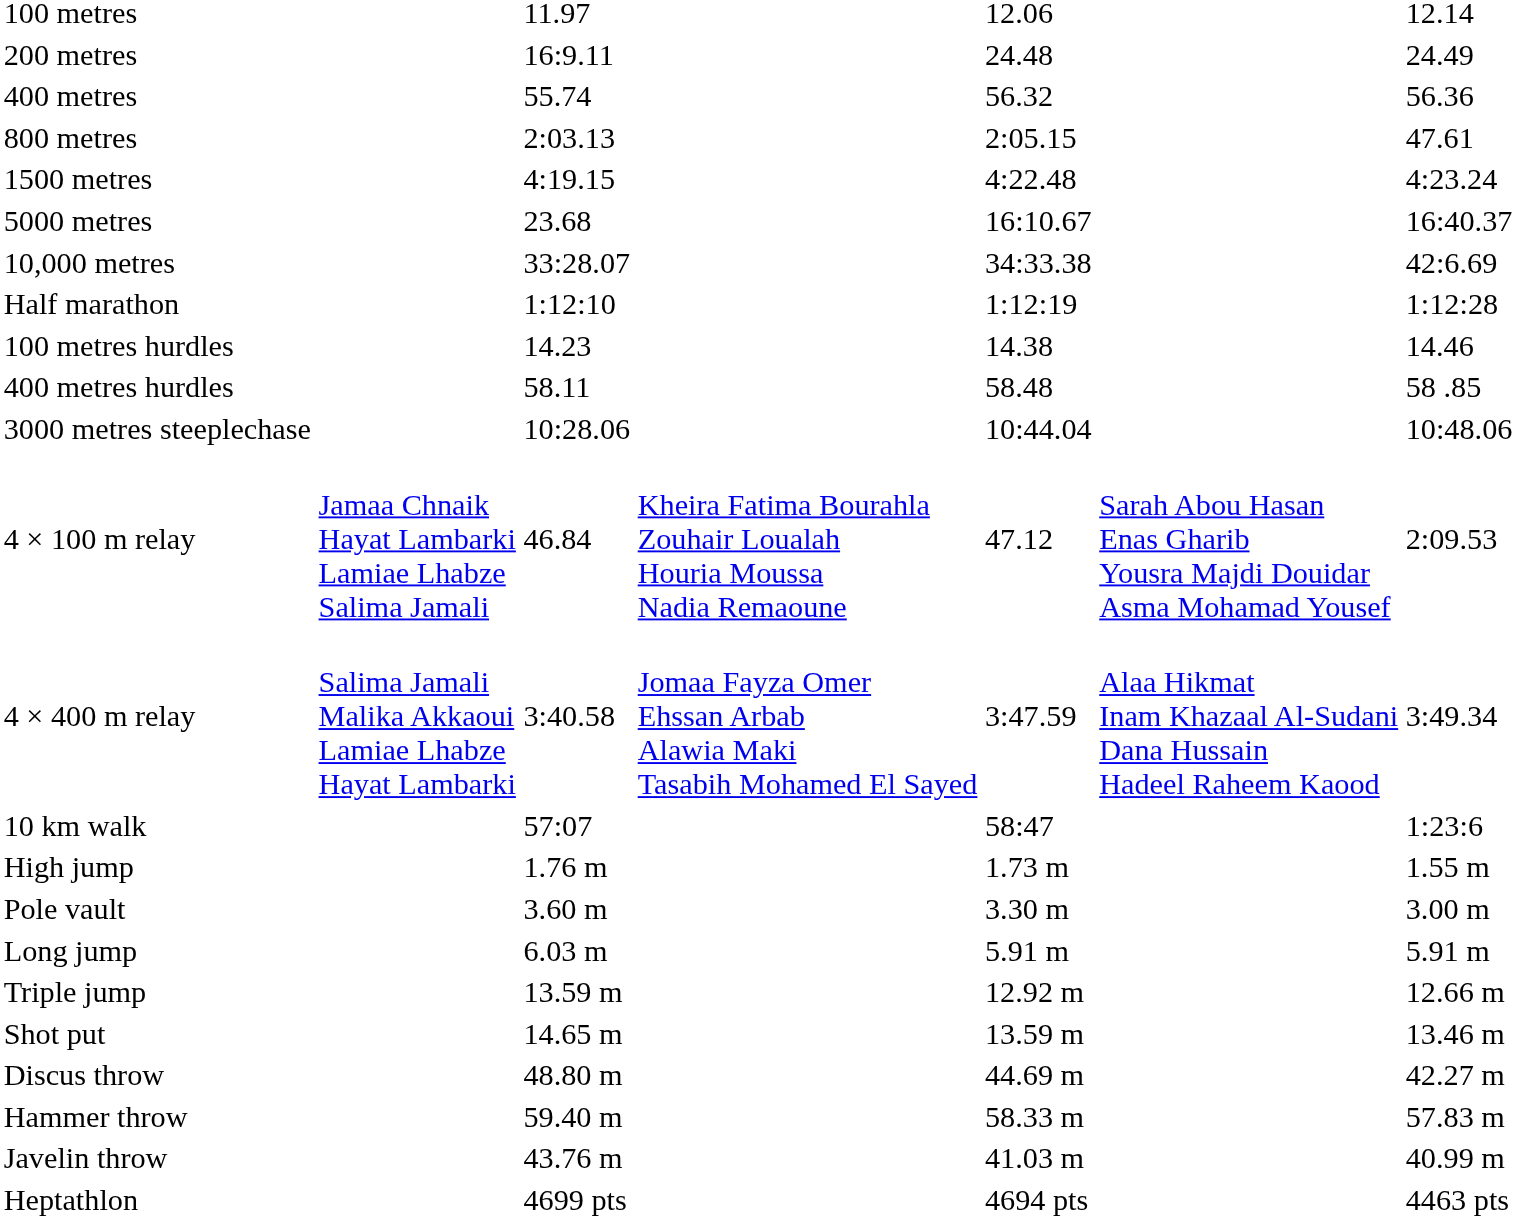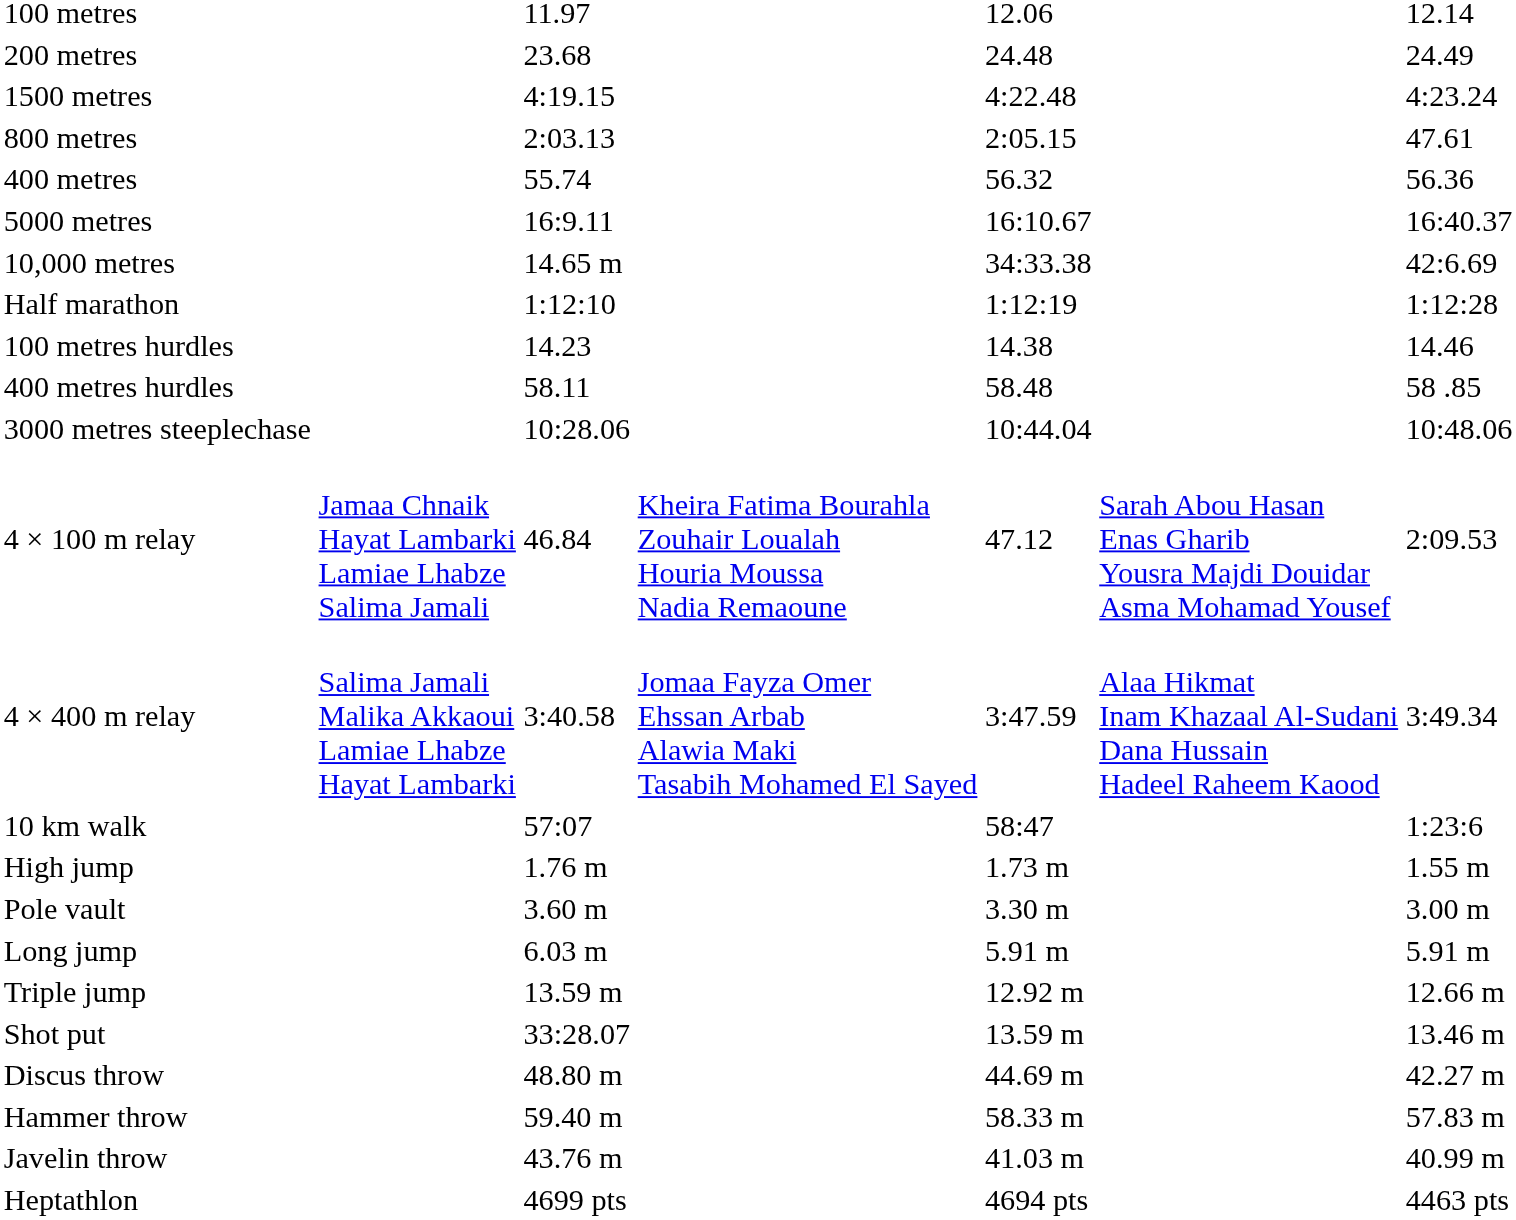(569, 54) 16:9.11 -> (557, 54) 23.68
rows swapped: (70, 96) <-> (78, 179)
(557, 221) 23.68 -> (569, 221) 16:9.11
(577, 262) 33:28.07 -> (573, 262) 14.65 m
(573, 1033) 14.65 m -> (577, 1033) 33:28.07
